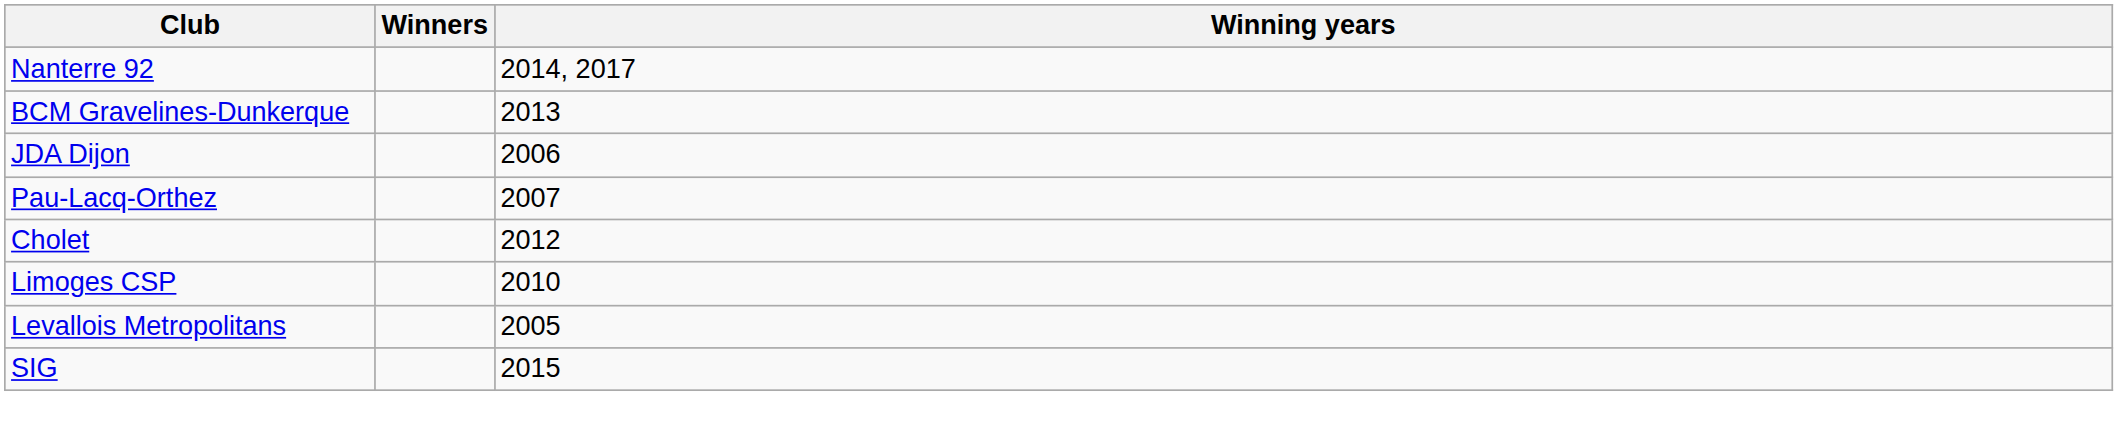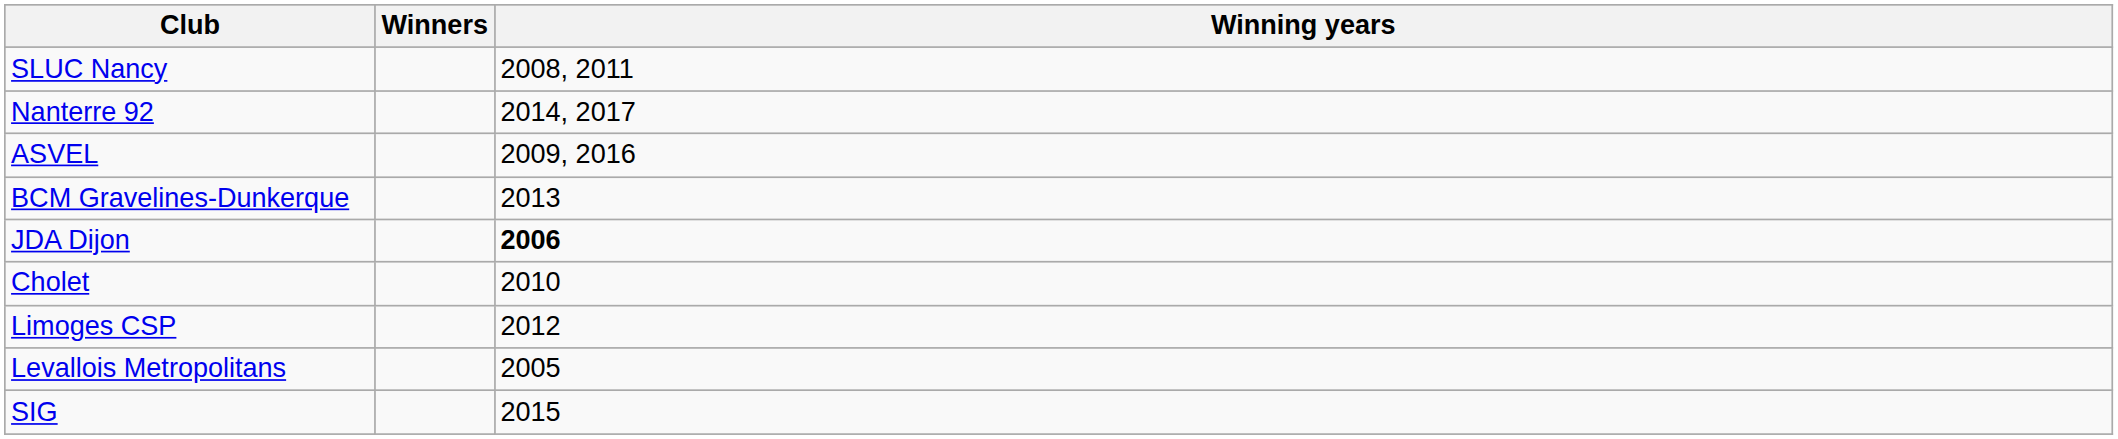+ row: (89, 68)
+ row: (55, 154)
(531, 154) normal -> (531, 240) bold
- row: (114, 197)
(531, 240) 2012 -> (531, 283) 2010
(531, 283) 2010 -> (531, 326) 2012
